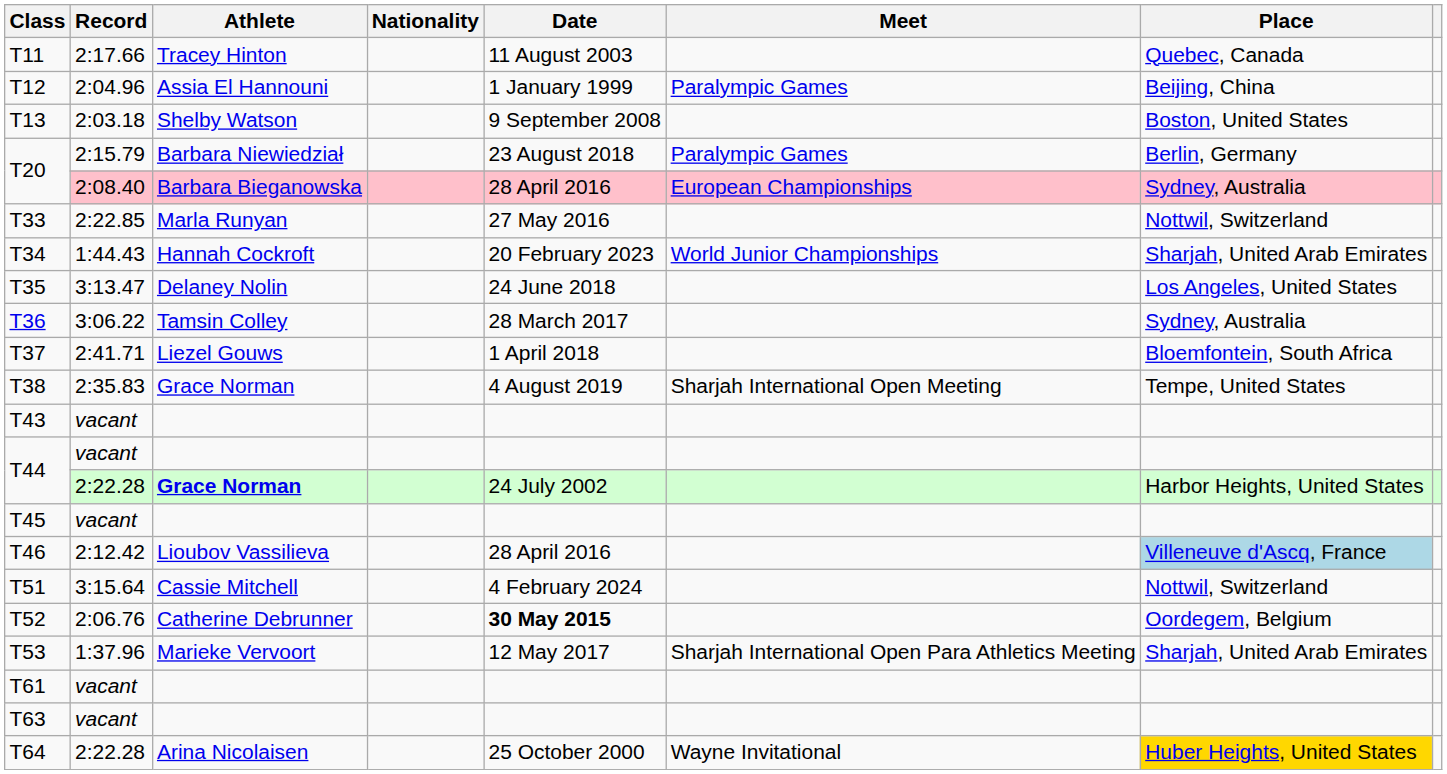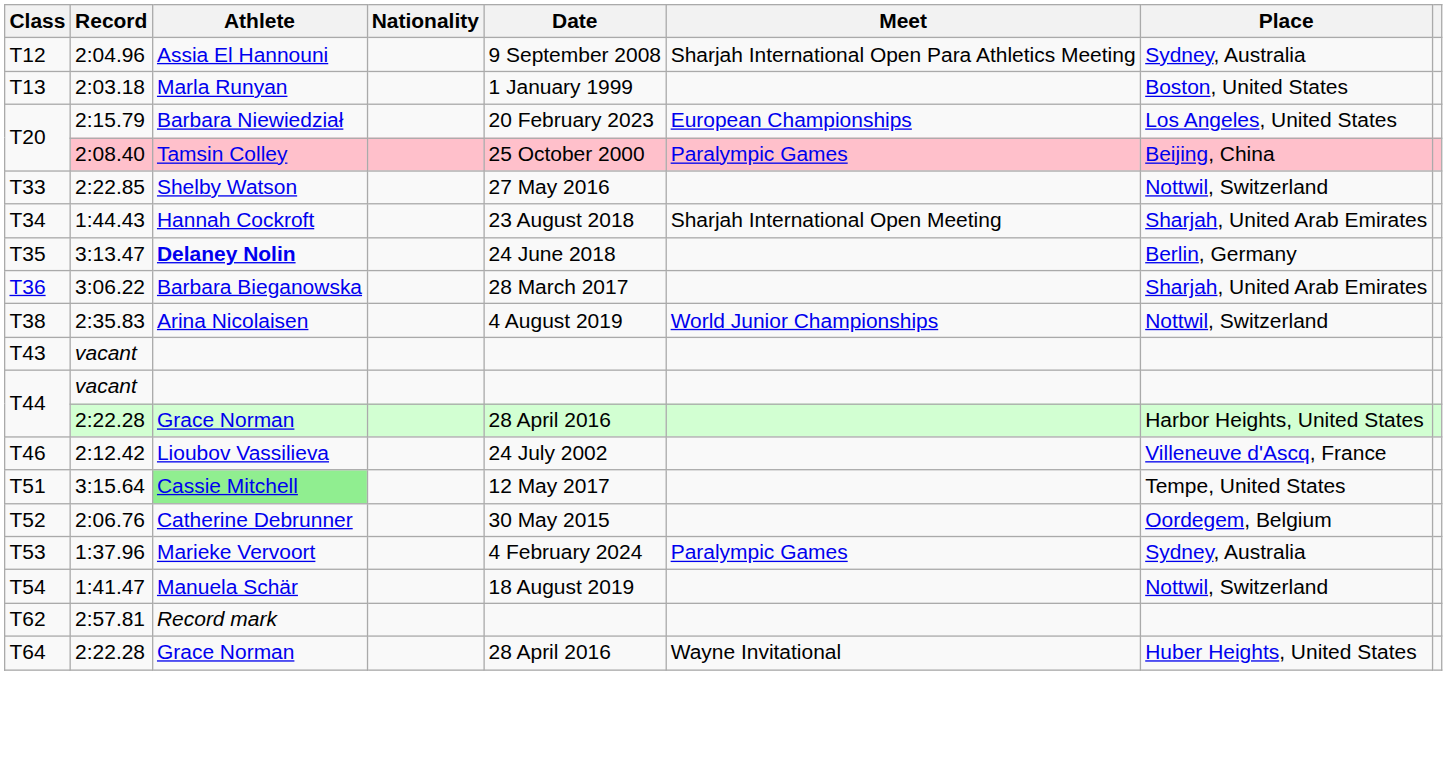- row: (27, 54)
(561, 87) 1 January 1999 -> (575, 54) 9 September 2008
(759, 87) Paralympic Games -> (903, 54) Sharjah International Open Para Athletics Meeting
(1210, 87) Beijing, China -> (1225, 54) Sydney, Australia
(227, 120) Shelby Watson -> (222, 87) Marla Runyan
(575, 120) 9 September 2008 -> (561, 87) 1 January 1999
(561, 154) 23 August 2018 -> (571, 120) 20 February 2023
(759, 154) Paralympic Games -> (791, 120) European Championships
(1221, 154) Berlin, Germany -> (1271, 120) Los Angeles, United States
(260, 187) Barbara Bieganowska -> (222, 154) Tamsin Colley
(550, 187) 28 April 2016 -> (567, 154) 25 October 2000
(791, 187) European Championships -> (759, 154) Paralympic Games
(1225, 187) Sydney, Australia -> (1210, 154) Beijing, China
(222, 220) Marla Runyan -> (227, 187) Shelby Watson
(571, 253) 20 February 2023 -> (561, 220) 23 August 2018
(804, 253) World Junior Championships -> (836, 220) Sharjah International Open Meeting
(222, 287) normal -> (226, 253) bold
(1271, 287) Los Angeles, United States -> (1221, 253) Berlin, Germany
(222, 320) Tamsin Colley -> (260, 287) Barbara Bieganowska
(1225, 320) Sydney, Australia -> (1286, 287) Sharjah, United Arab Emirates
- row: (28, 353)
(226, 386) Grace Norman -> (233, 320) Arina Nicolaisen
(836, 386) Sharjah International Open Meeting -> (804, 320) World Junior Championships
(1245, 386) Tempe, United States -> (1237, 320) Nottwil, Switzerland
(229, 486) bold -> (226, 420) normal
(548, 486) 24 July 2002 -> (550, 420) 28 April 2016
- row: (28, 519)
(550, 552) 28 April 2016 -> (548, 453) 24 July 2002
(1266, 552) lightblue background -> (1266, 453) no background
(227, 586) no background -> (227, 486) lightgreen background
(565, 586) 4 February 2024 -> (549, 486) 12 May 2017
(1237, 586) Nottwil, Switzerland -> (1245, 486) Tempe, United States
(550, 619) bold -> (549, 519) normal
(549, 652) 12 May 2017 -> (565, 552) 4 February 2024
(903, 652) Sharjah International Open Para Athletics Meeting -> (759, 552) Paralympic Games
(1286, 652) Sharjah, United Arab Emirates -> (1225, 552) Sydney, Australia
+ row: (28, 586)
- row: (28, 685)
+ row: (28, 619)
- row: (28, 719)
(233, 752) Arina Nicolaisen -> (226, 652) Grace Norman
(567, 752) 25 October 2000 -> (550, 652) 28 April 2016
(1281, 752) gold background -> (1281, 652) no background
